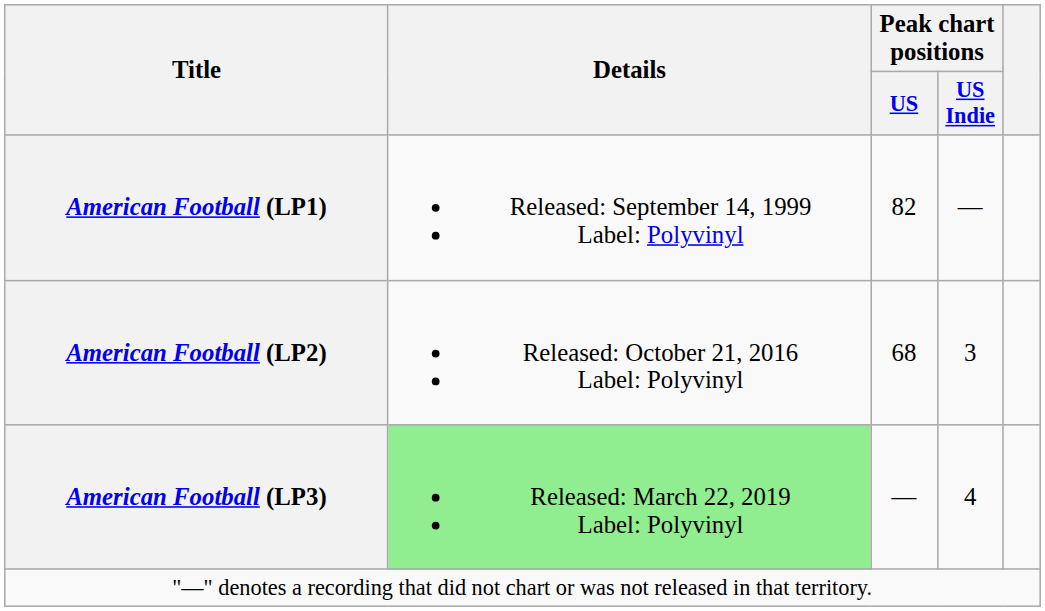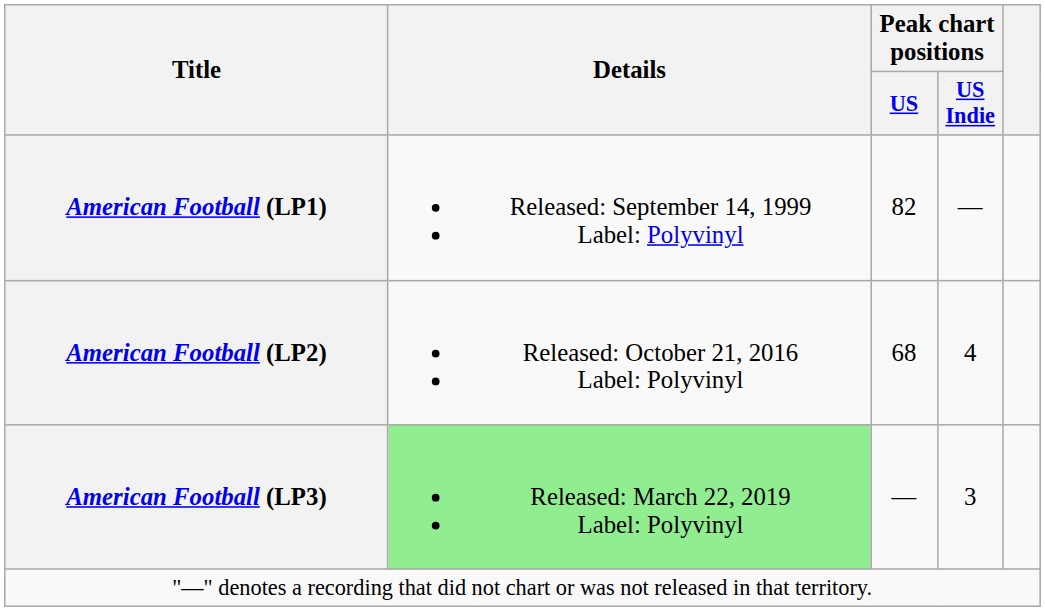(970, 351) 3 -> (970, 351) 4
(970, 496) 4 -> (970, 496) 3
